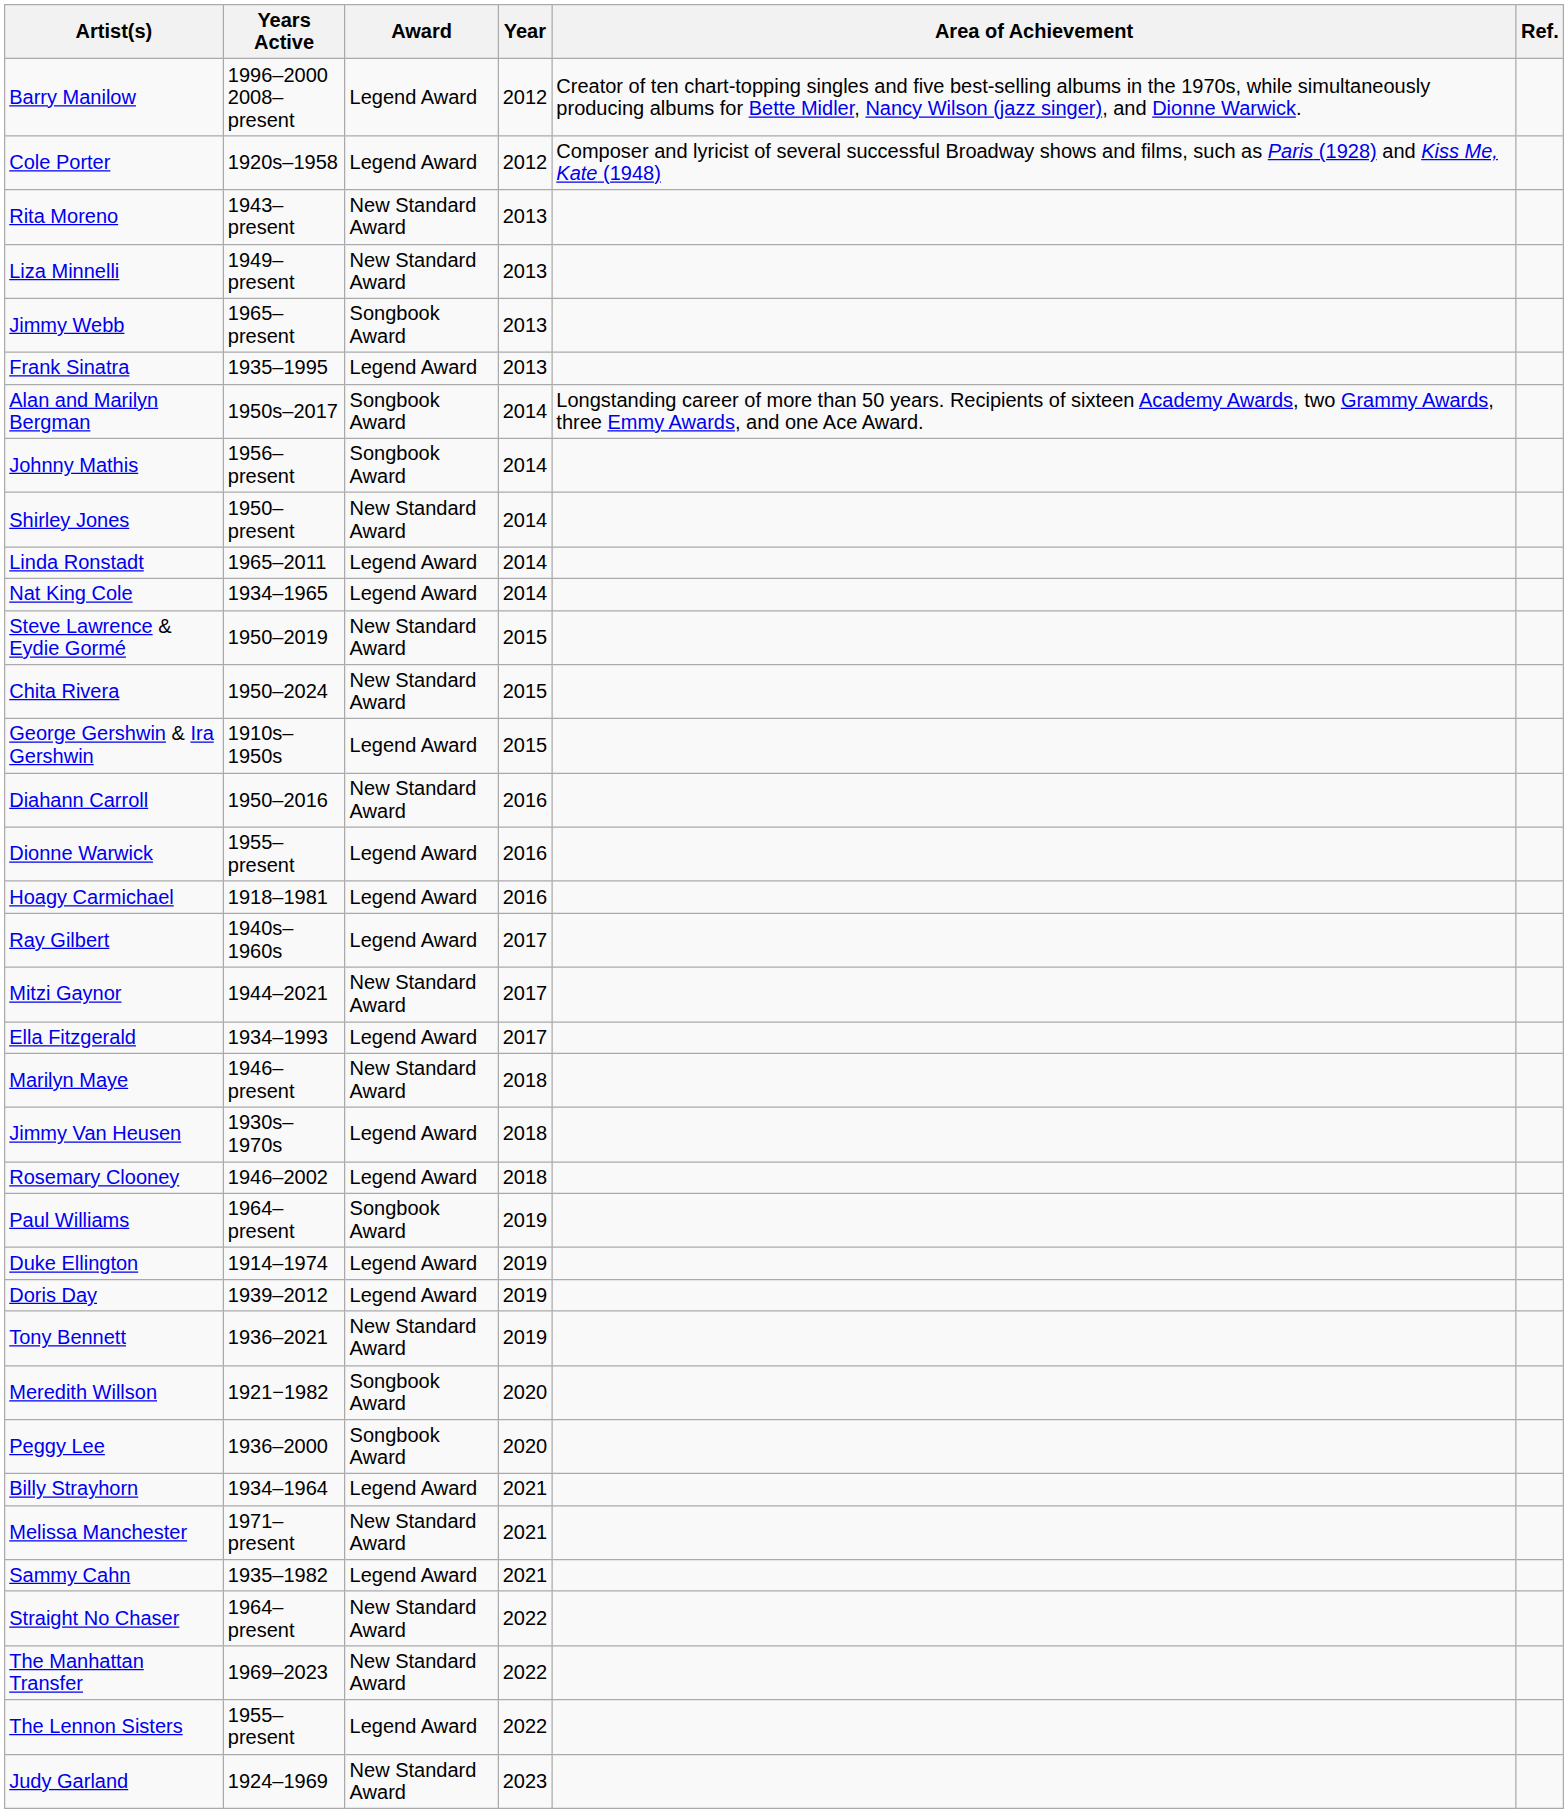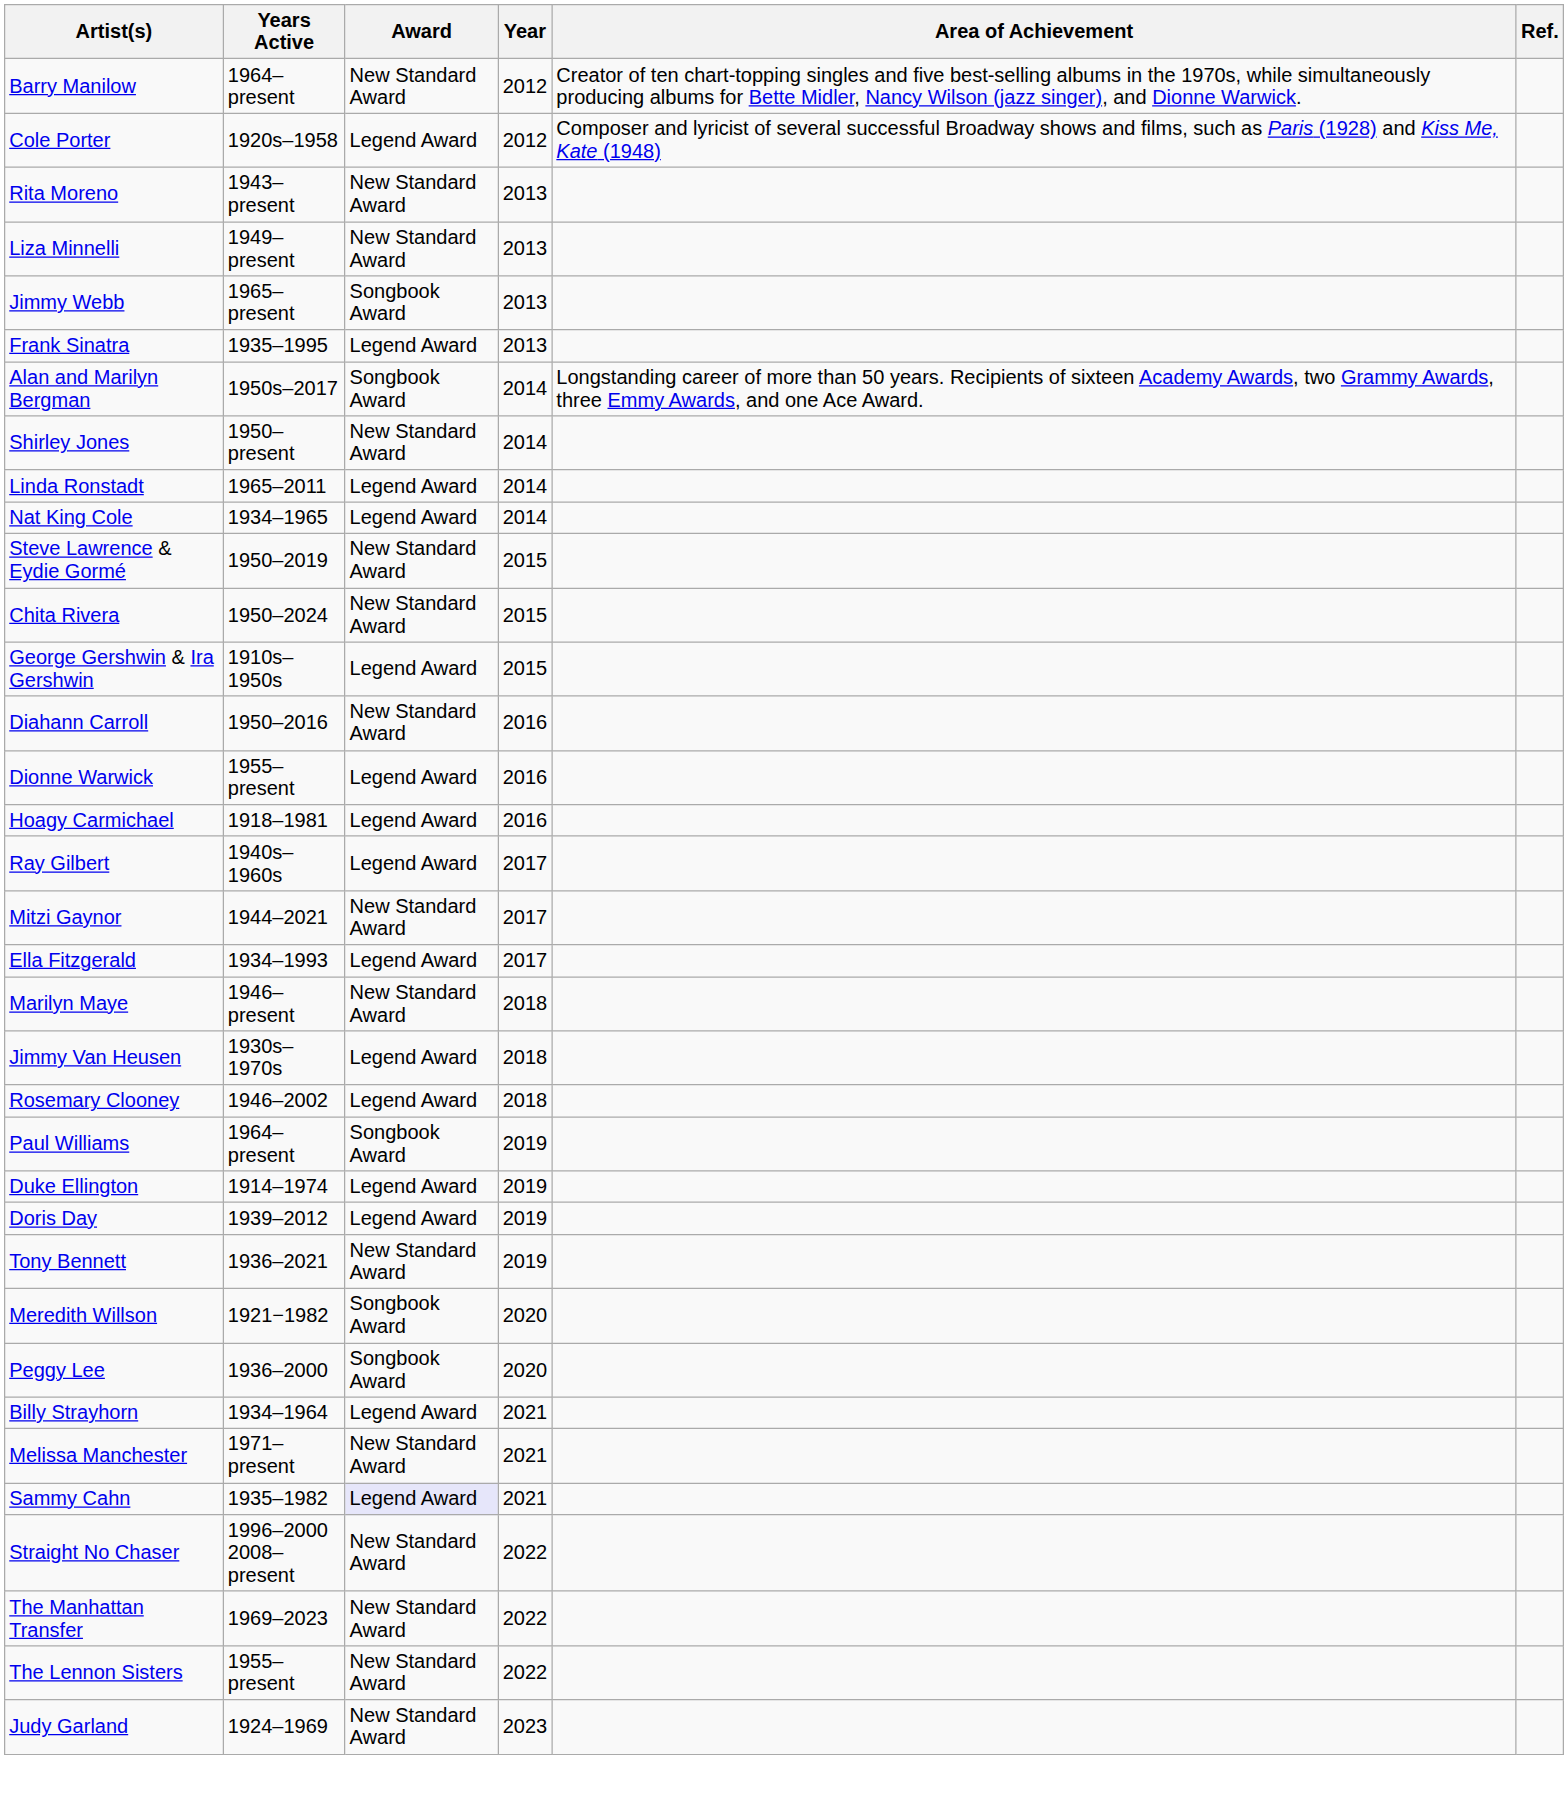(278, 97) 1996–2000 2008–present -> (261, 85) 1964–present
(413, 97) Legend Award -> (413, 85) New Standard Award
- row: (74, 465)
(413, 1575) no background -> (413, 1498) lavender background
(261, 1618) 1964–present -> (278, 1552) 1996–2000 2008–present
(413, 1726) Legend Award -> (413, 1672) New Standard Award
